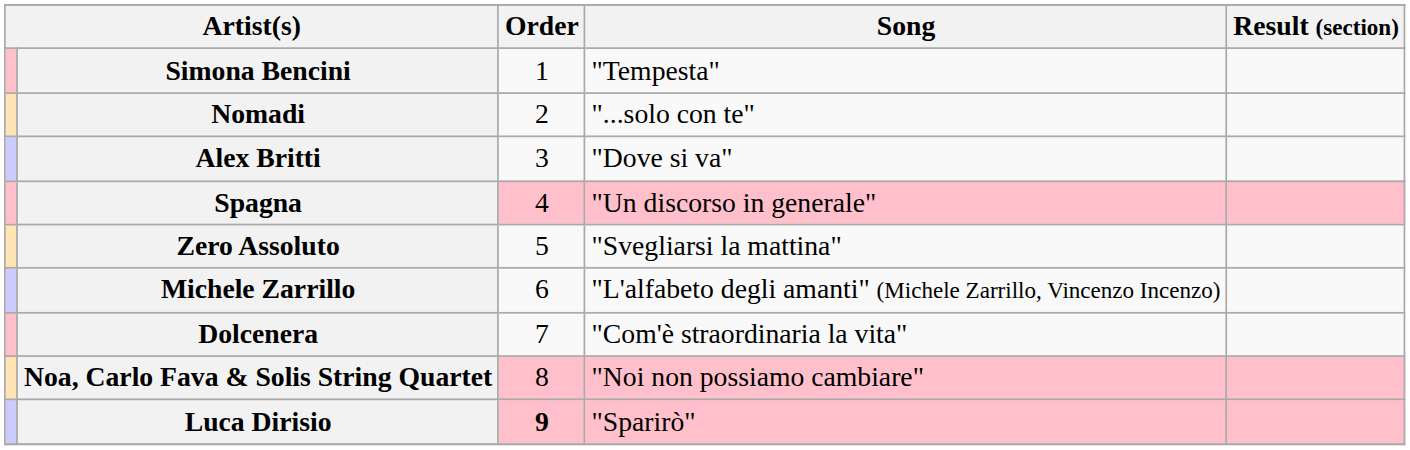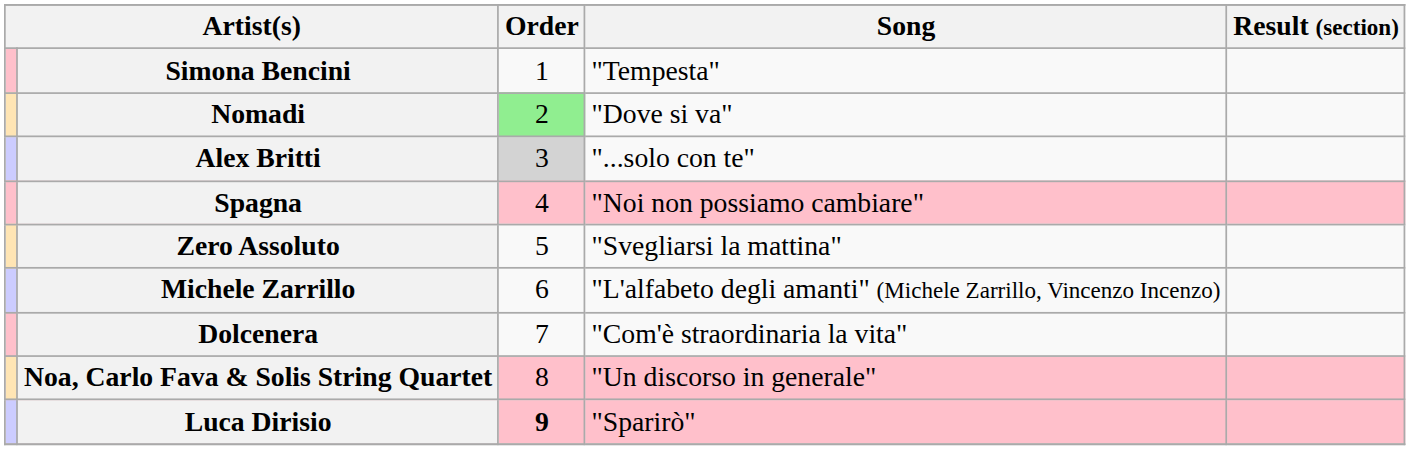(542, 114) no background -> (542, 114) lightgreen background
(673, 114) "...solo con te" -> (662, 114) "Dove si va"
(542, 158) no background -> (542, 158) lightgrey background
(662, 158) "Dove si va" -> (673, 158) "...solo con te"
(734, 202) "Un discorso in generale" -> (758, 202) "Noi non possiamo cambiare"
(758, 377) "Noi non possiamo cambiare" -> (734, 377) "Un discorso in generale"
